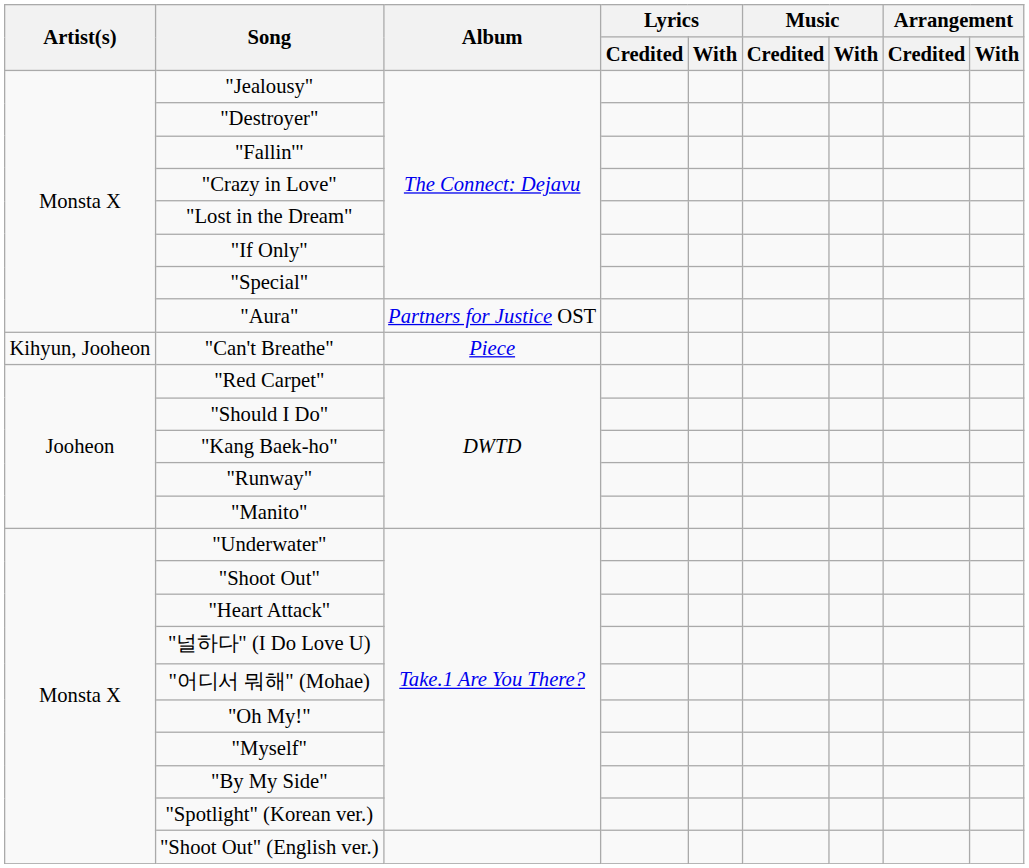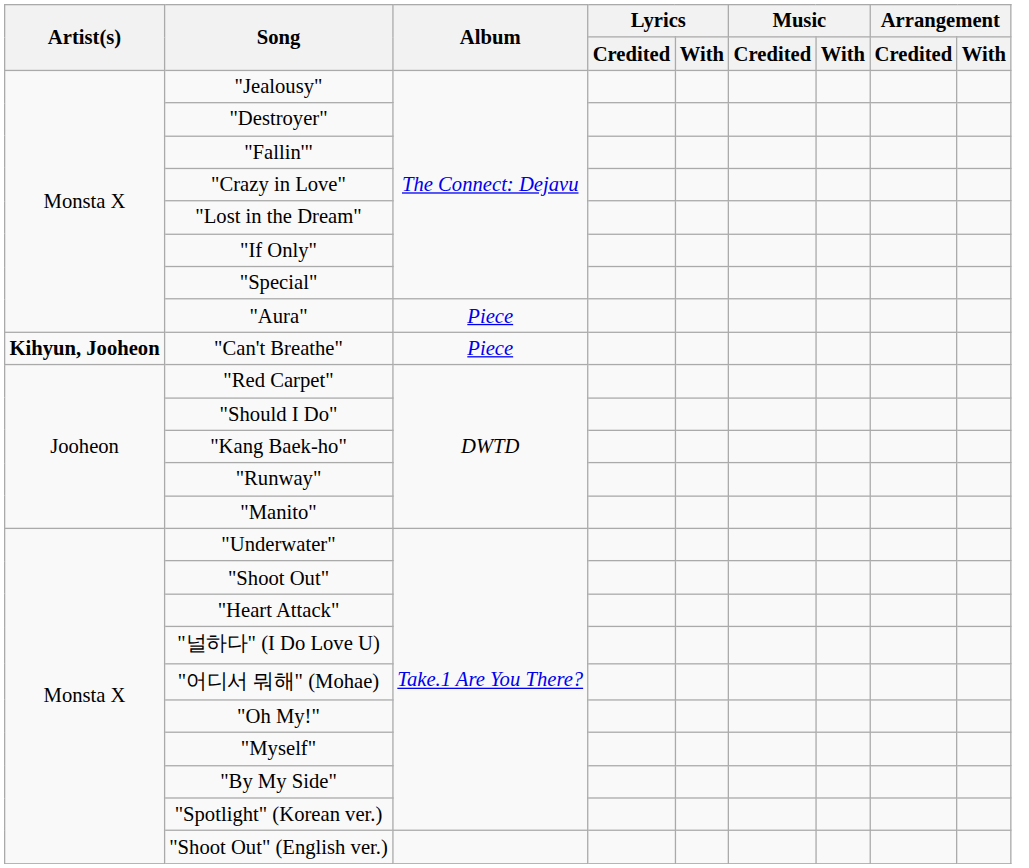(492, 315) Partners for Justice OST -> (490, 315) Piece
(80, 348) normal -> (85, 348) bold
